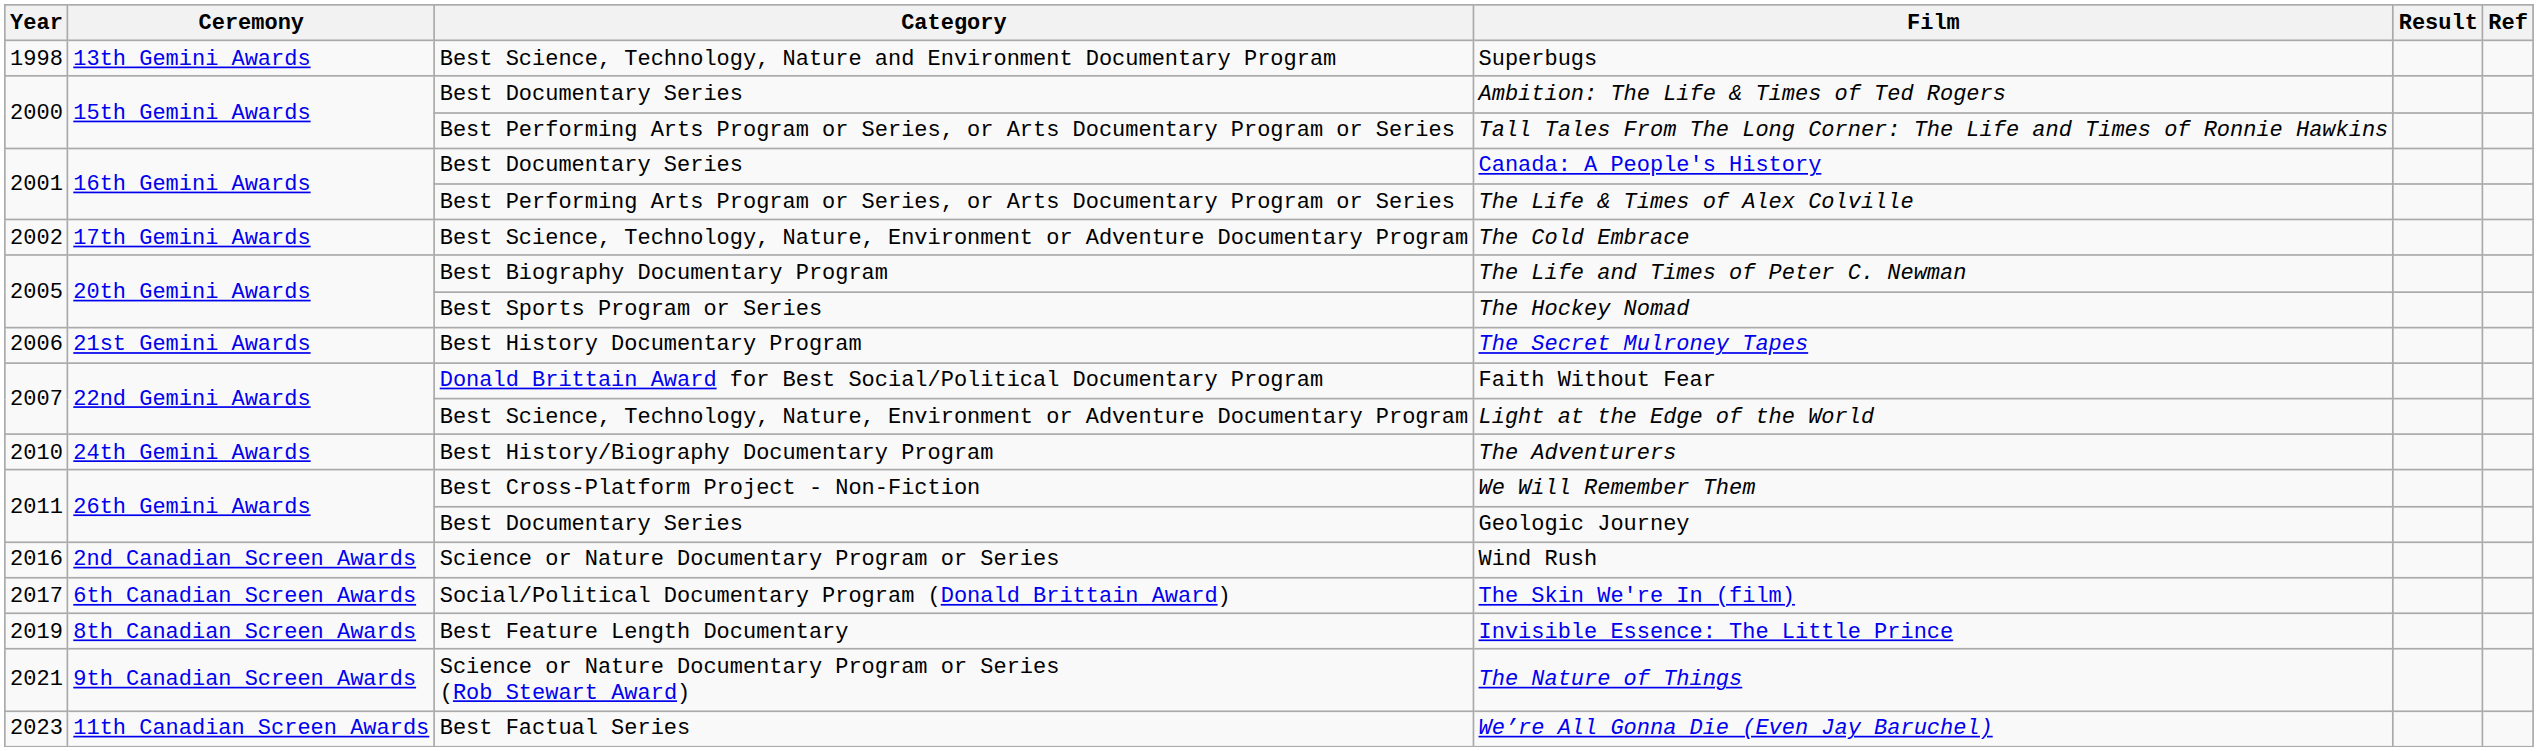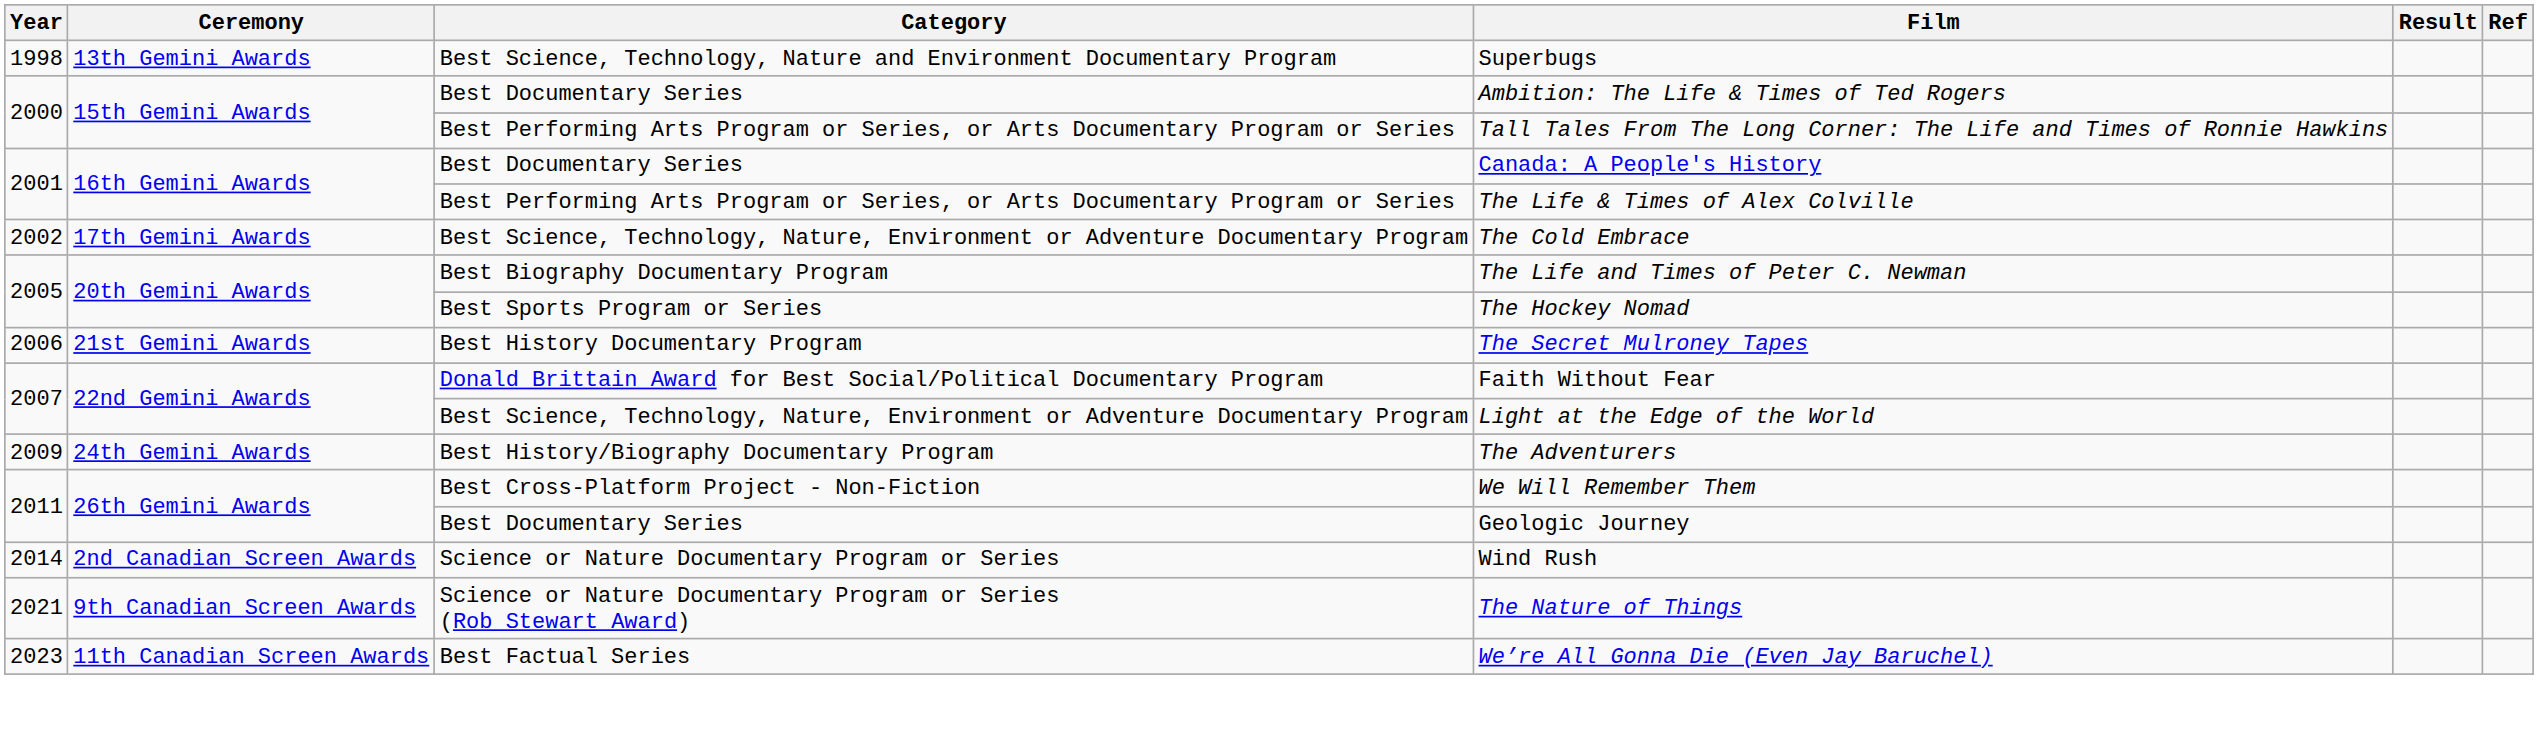(36, 452) 2010 -> (36, 452) 2009
(36, 560) 2016 -> (36, 560) 2014
- row: (1637, 596)
- row: (1716, 631)
